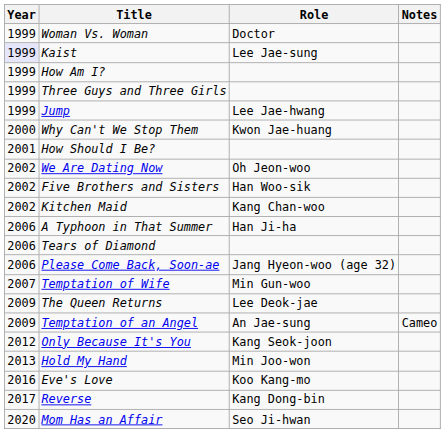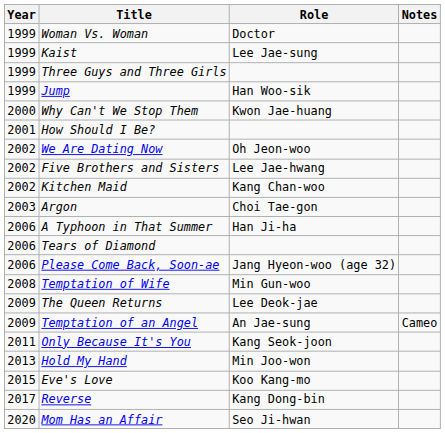(22, 53) lavender background -> (22, 53) no background
- row: (73, 72)
(279, 110) Lee Jae-hwang -> (271, 91) Han Woo-sik
(271, 188) Han Woo-sik -> (279, 168) Lee Jae-hwang
+ row: (59, 207)
(22, 284) 2007 -> (22, 284) 2008
(22, 342) 2012 -> (22, 342) 2011
(22, 380) 2016 -> (22, 380) 2015
